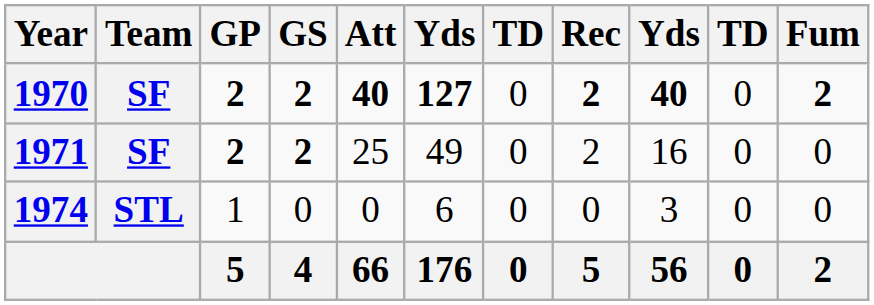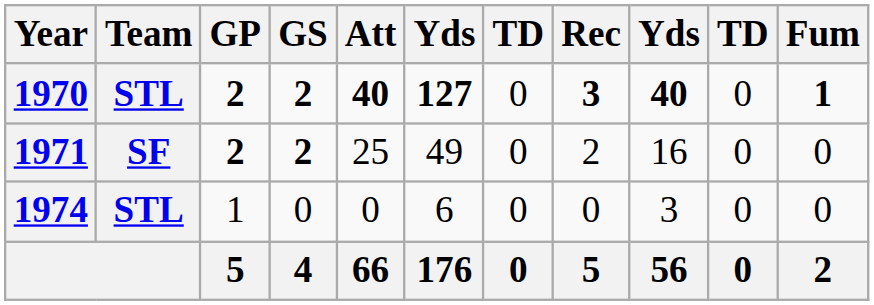(149, 92) SF -> (149, 92) STL
(591, 92) 2 -> (591, 92) 3
(823, 92) 2 -> (823, 92) 1
